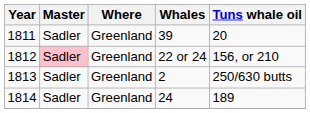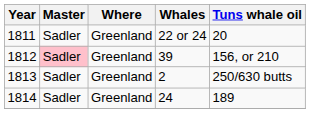(166, 35) 39 -> (182, 35) 22 or 24
(182, 56) 22 or 24 -> (166, 56) 39
